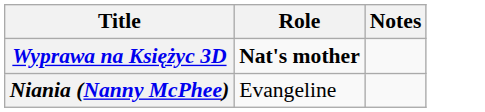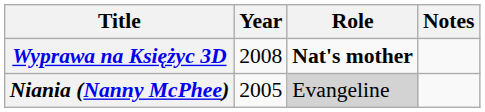+ column: (261, 21)
(288, 90) no background -> (341, 90) lightgrey background
